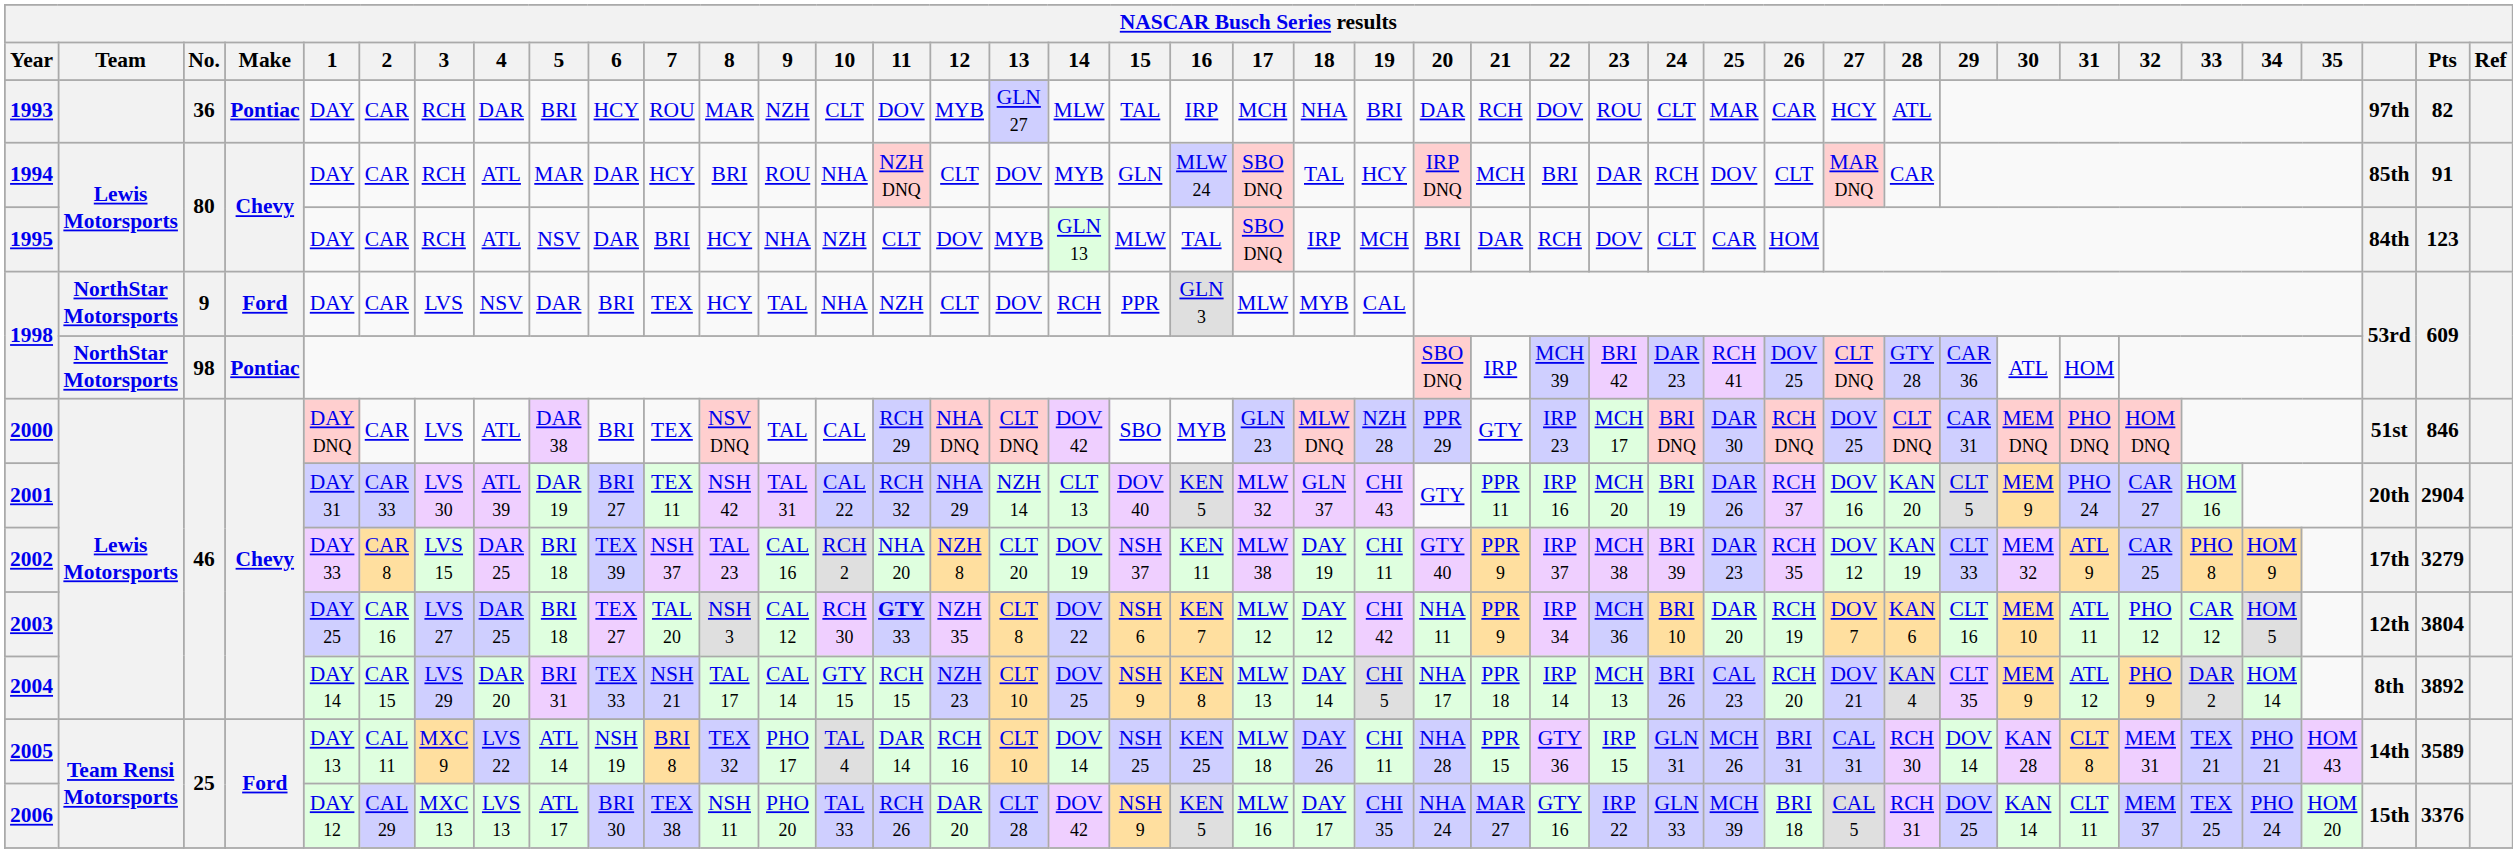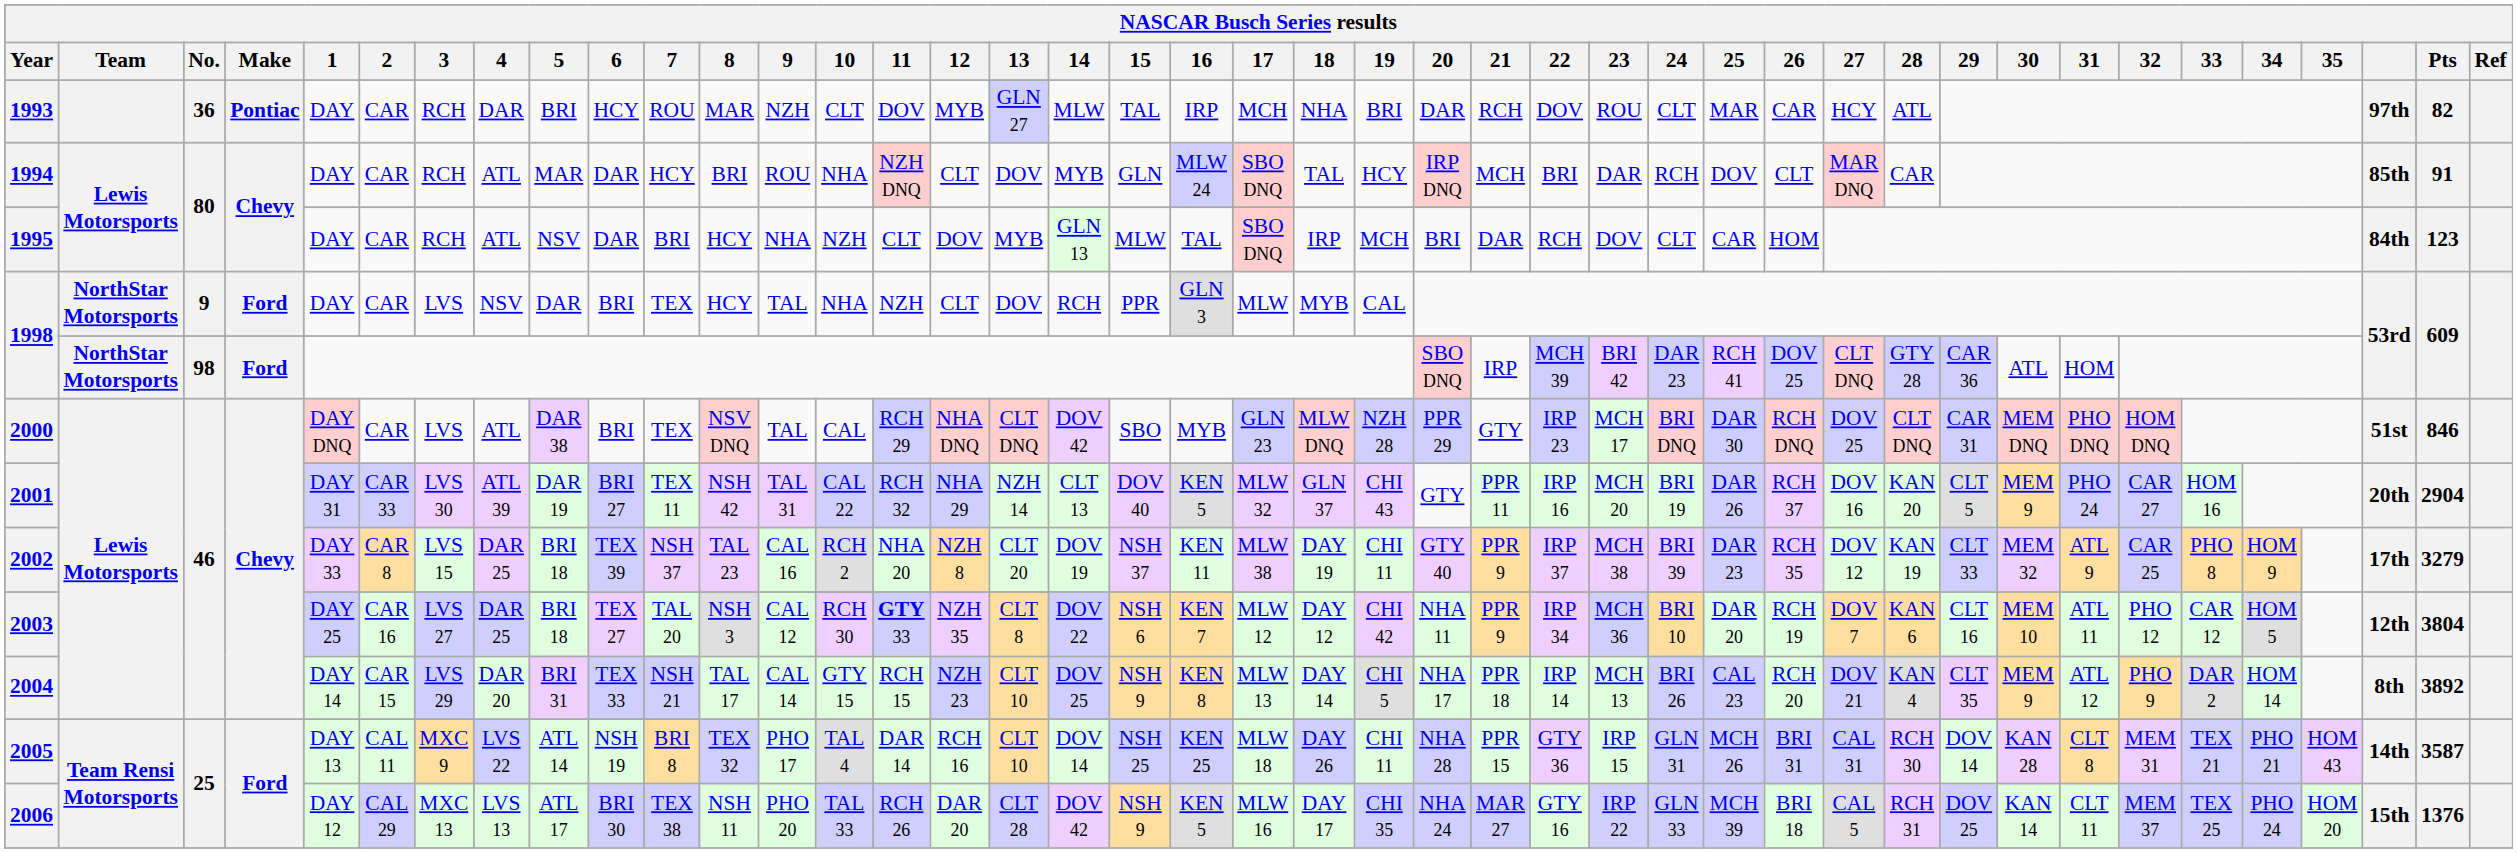(265, 367) Pontiac -> (265, 367) Ford
(2443, 751) 3589 -> (2443, 751) 3587
(2443, 815) 3376 -> (2443, 815) 1376
